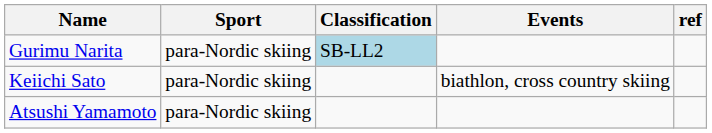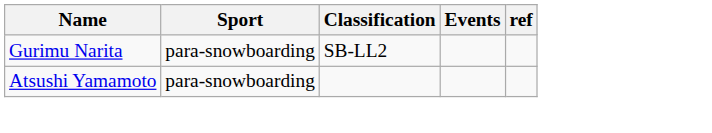(238, 50) para-Nordic skiing -> (240, 50) para-snowboarding
(352, 50) lightblue background -> (355, 50) no background
- row: (57, 81)
(238, 111) para-Nordic skiing -> (240, 81) para-snowboarding
